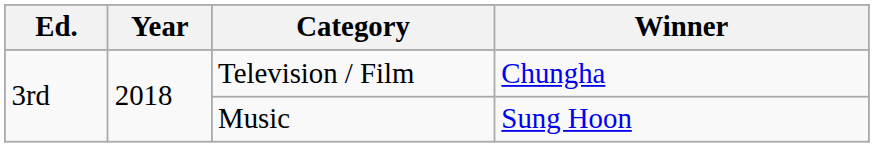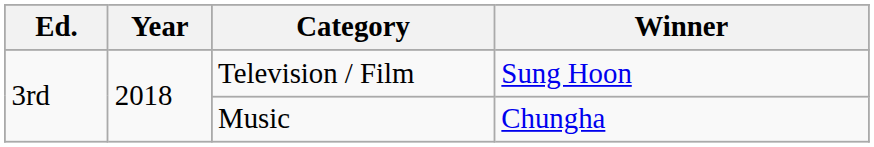(553, 73) Chungha -> (567, 73) Sung Hoon
(567, 118) Sung Hoon -> (553, 118) Chungha
